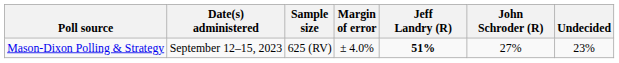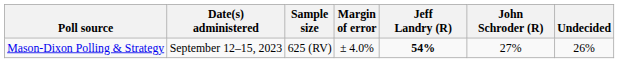(423, 48) 51% -> (423, 48) 54%
(584, 48) 23% -> (584, 48) 26%
